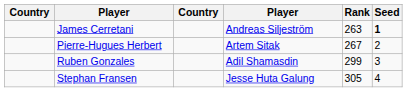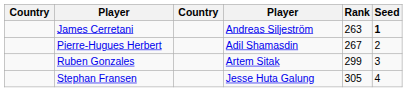(253, 45) Artem Sitak -> (262, 45) Adil Shamasdin
(262, 62) Adil Shamasdin -> (253, 62) Artem Sitak
